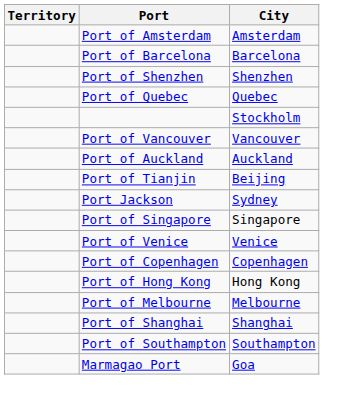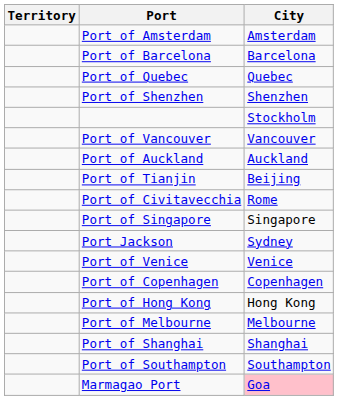rows swapped: (135, 97) <-> (143, 76)
+ row: (162, 200)
rows swapped: (146, 220) <-> (127, 200)
(243, 364) no background -> (259, 385) pink background
